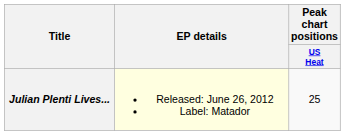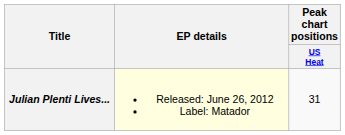(315, 99) 25 -> (315, 99) 31
